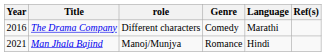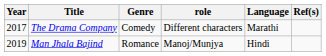columns swapped: (224, 12) <-> (161, 12)
(17, 28) 2016 -> (17, 28) 2017
(17, 43) 2021 -> (17, 43) 2019
